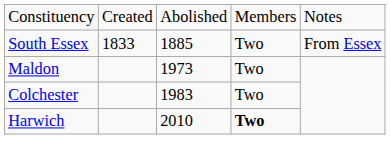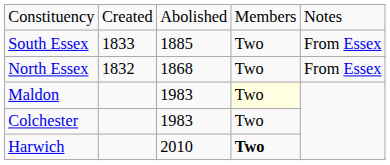+ row: (48, 69)
(177, 69) 1973 -> (177, 95) 1983
(249, 69) no background -> (249, 95) lightyellow background
